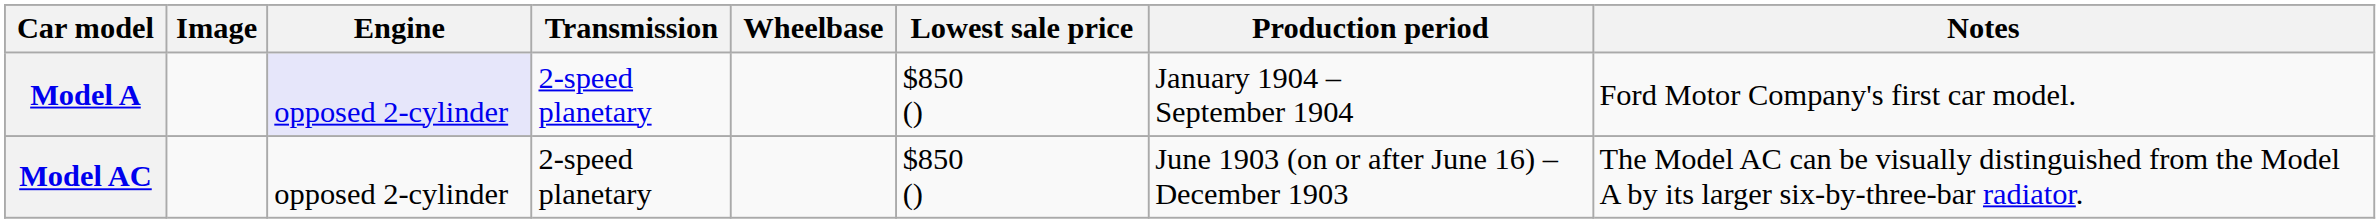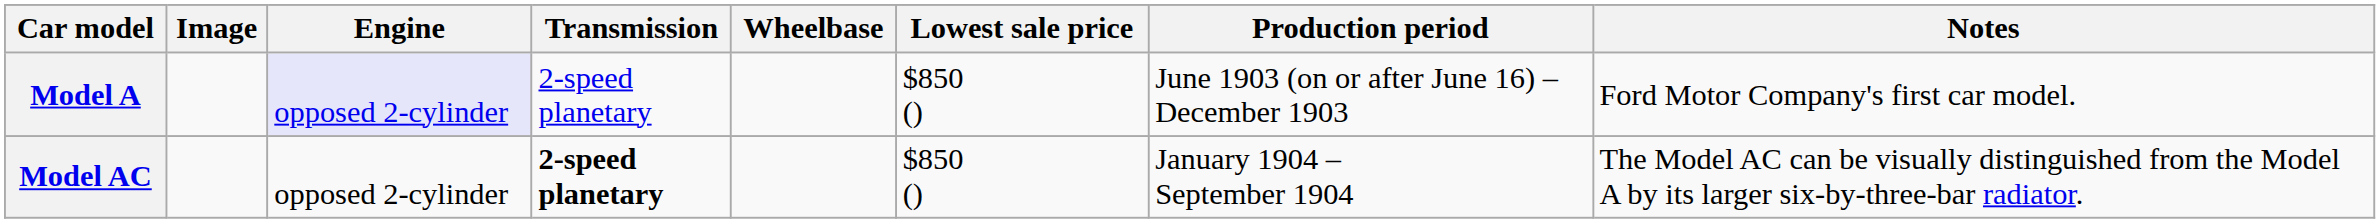(1254, 93) January 1904 – September 1904 -> (1357, 93) June 1903 (on or after June 16) – December 1903
(595, 176) normal -> (601, 176) bold
(1357, 176) June 1903 (on or after June 16) – December 1903 -> (1254, 176) January 1904 – September 1904
